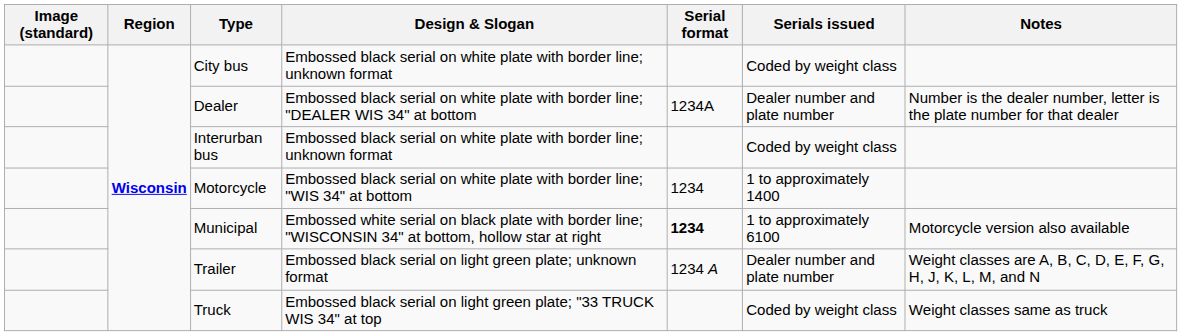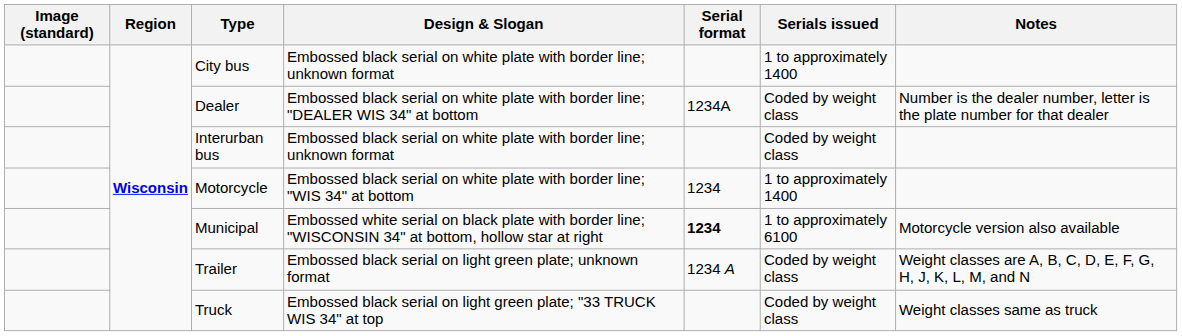(821, 65) Coded by weight class -> (825, 65) 1 to approximately 1400
(811, 106) Dealer number and plate number -> (820, 106) Coded by weight class
(811, 269) Dealer number and plate number -> (820, 269) Coded by weight class
